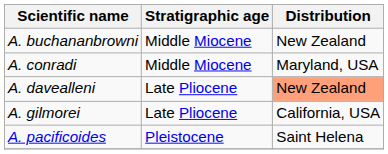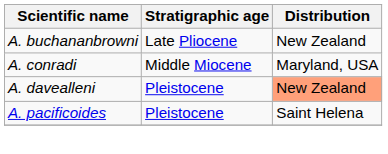(198, 40) Middle Miocene -> (191, 40) Late Pliocene
(191, 88) Late Pliocene -> (184, 88) Pleistocene
- row: (44, 112)
